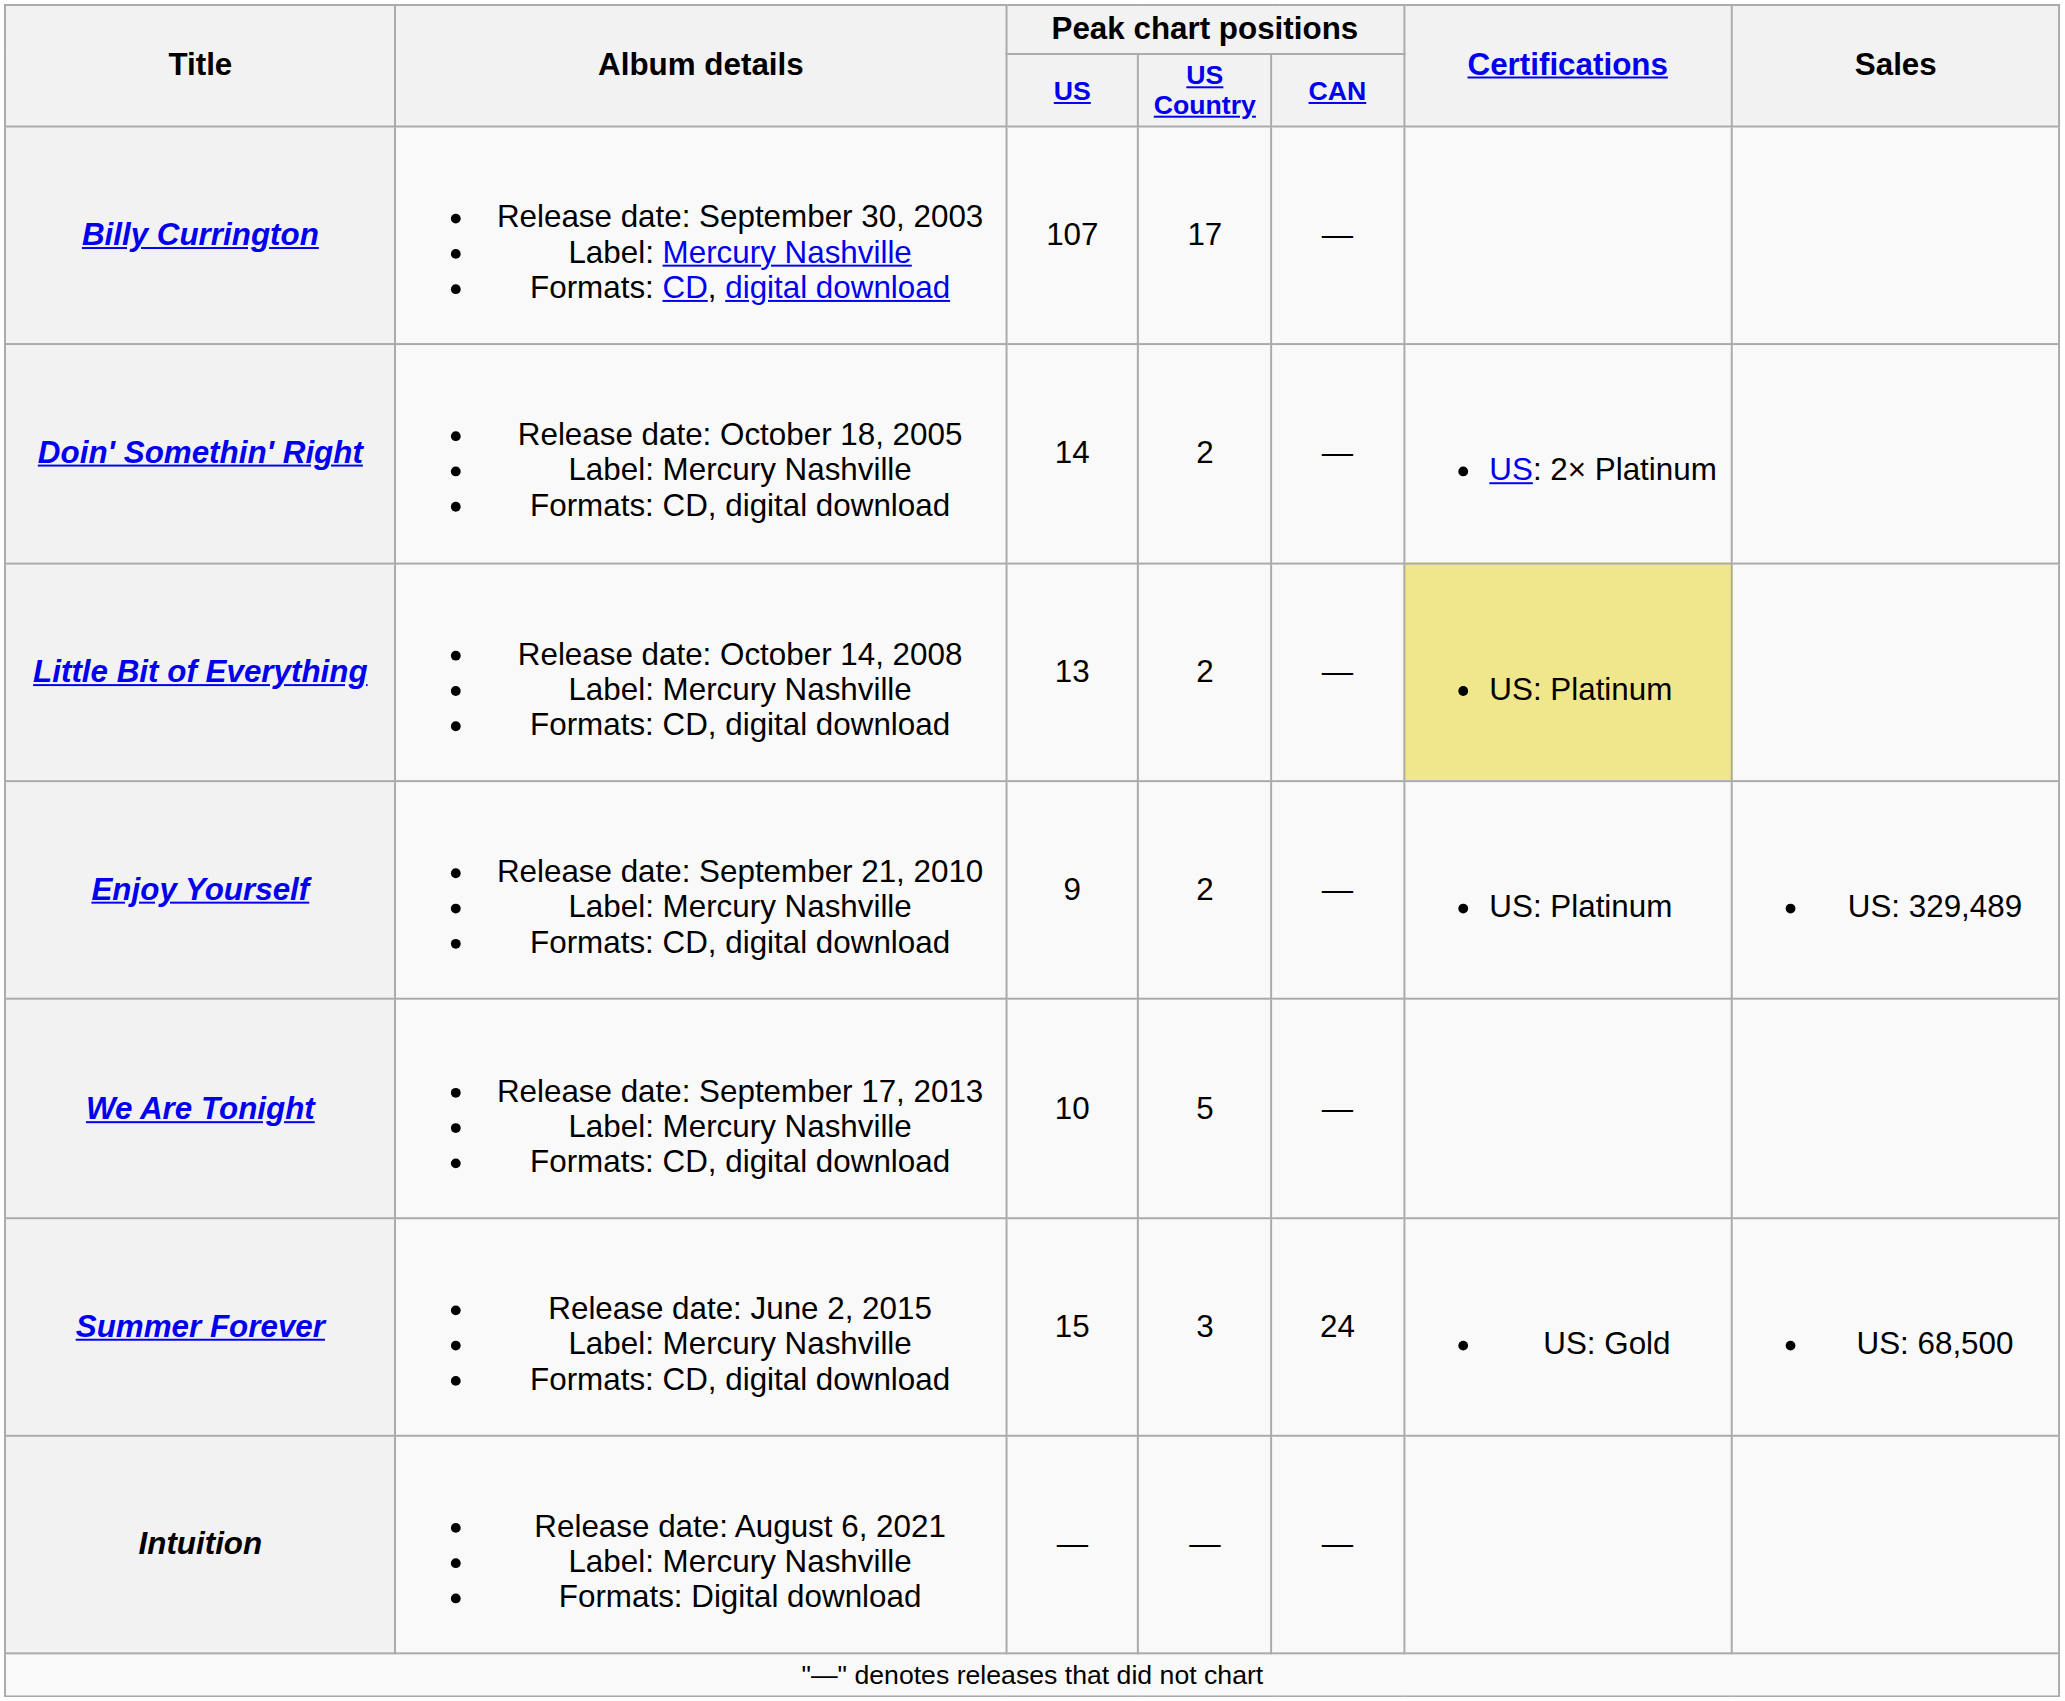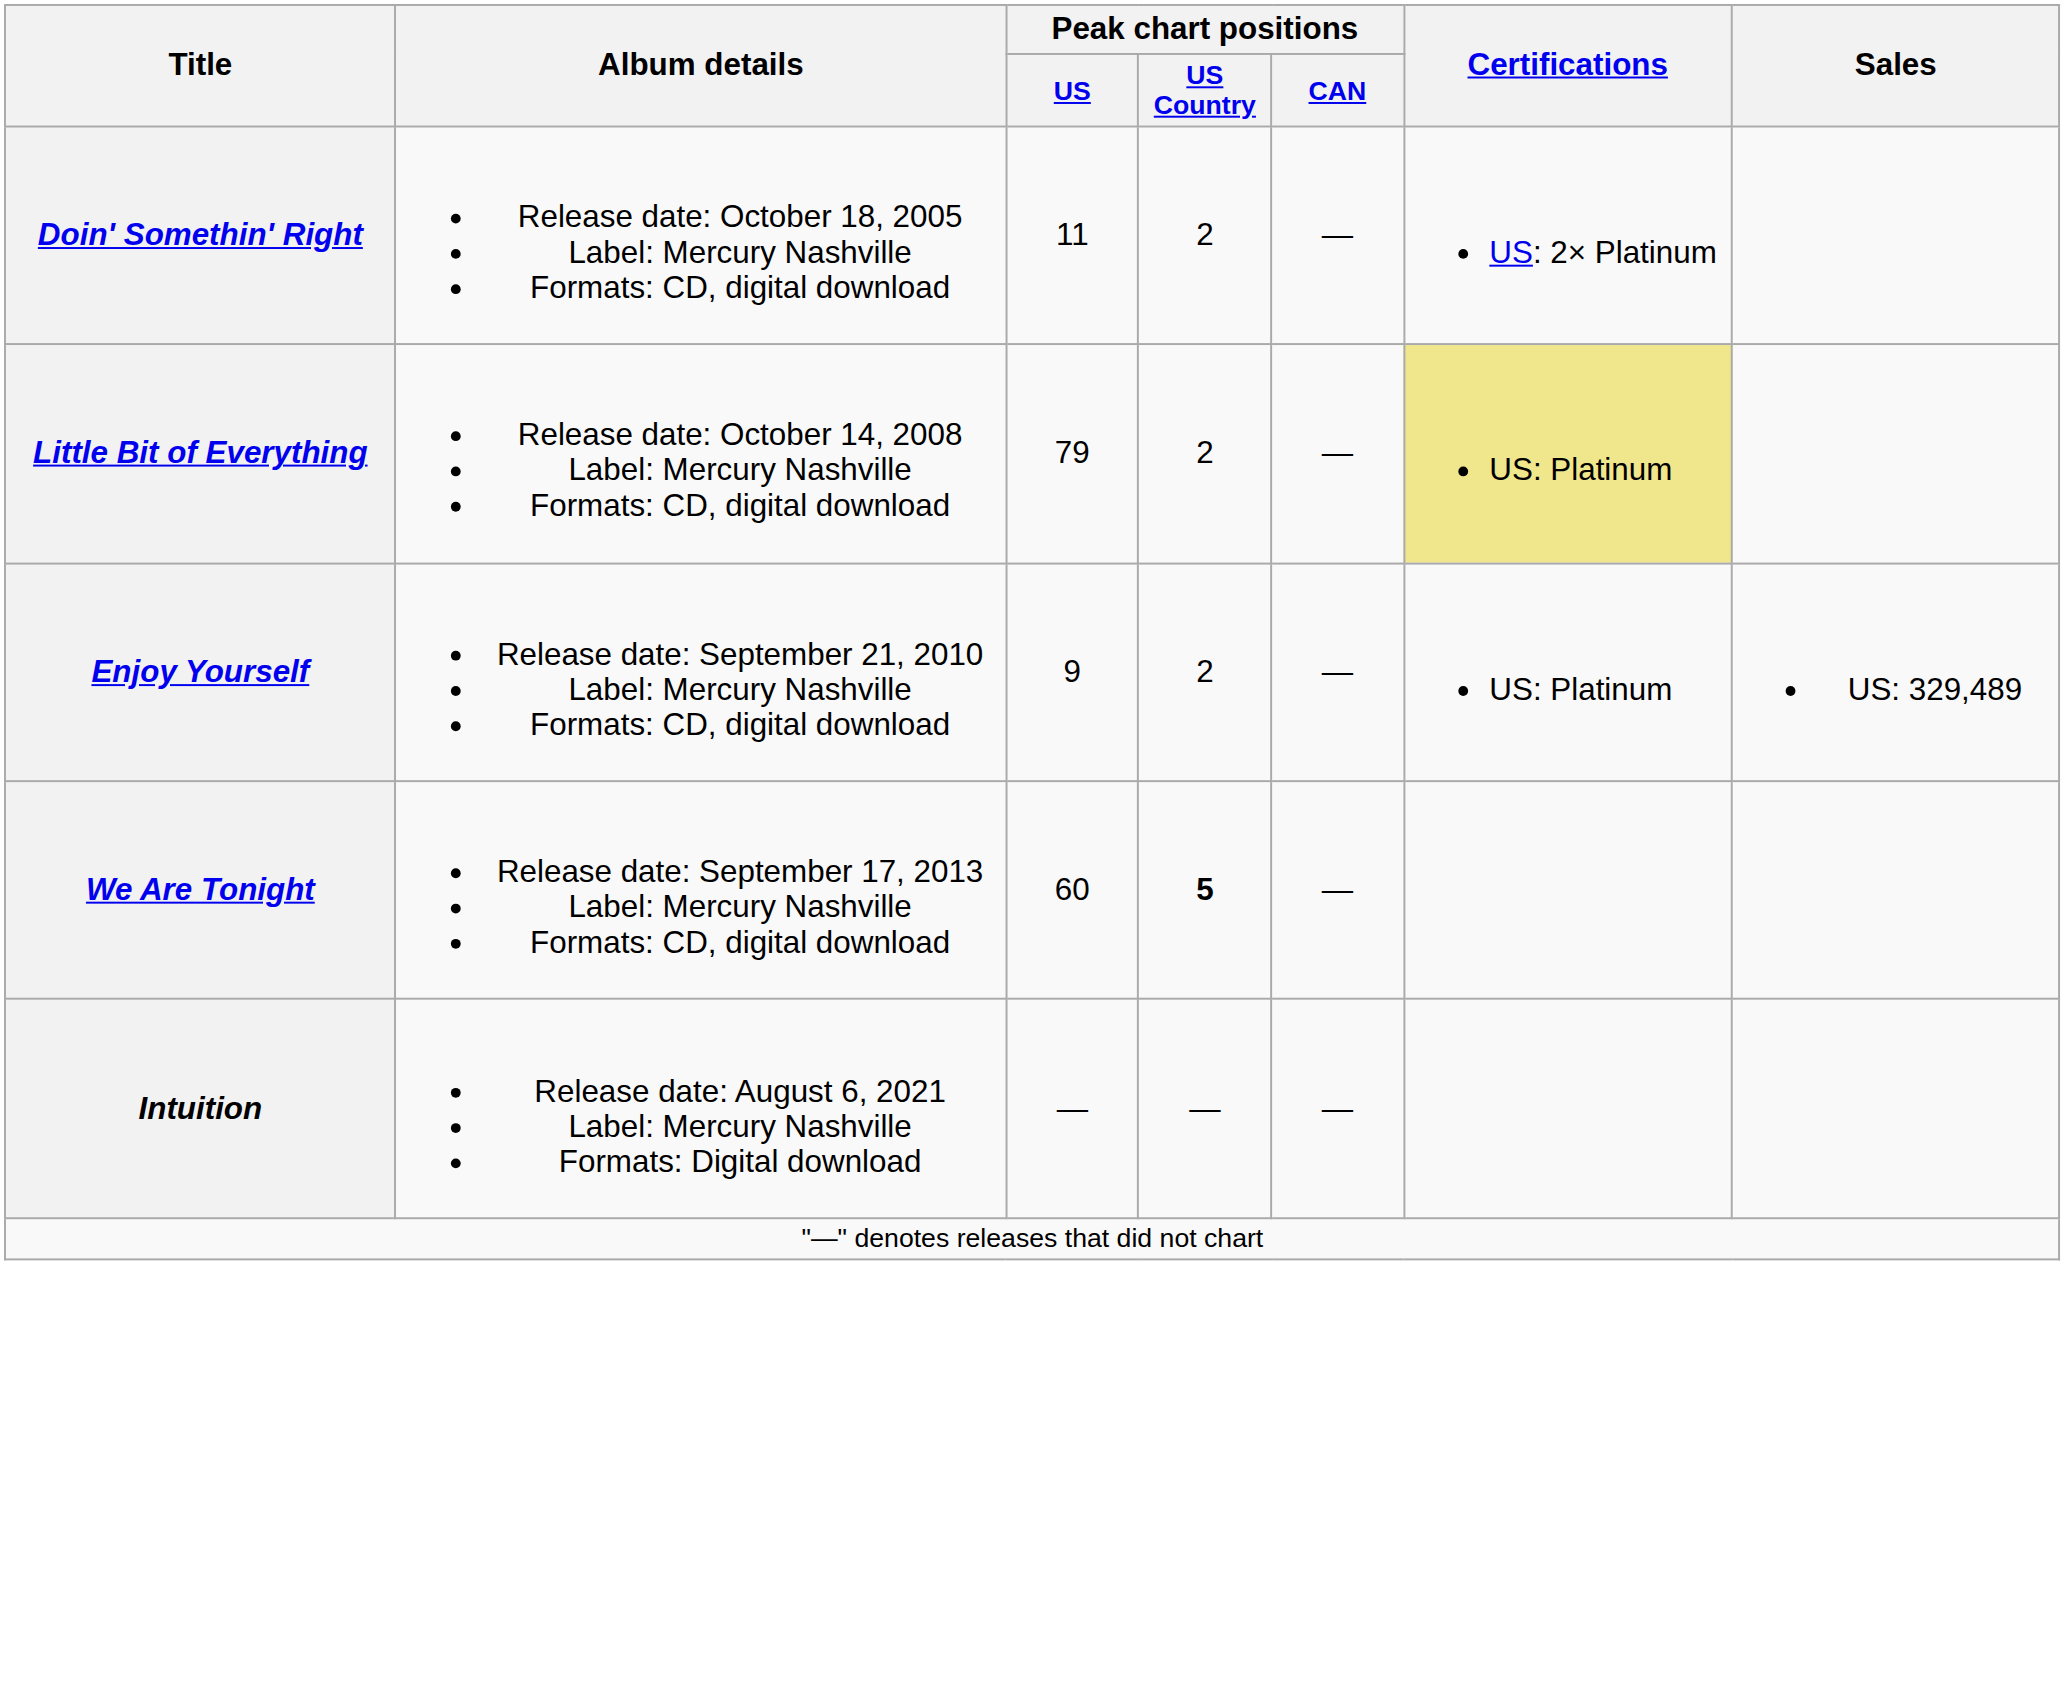- row: (200, 234)
(1072, 453) 14 -> (1072, 234) 11
(1072, 671) 13 -> (1072, 453) 79
(1072, 1107) 10 -> (1072, 889) 60
(1205, 1107) normal -> (1205, 889) bold
- row: (200, 1326)
